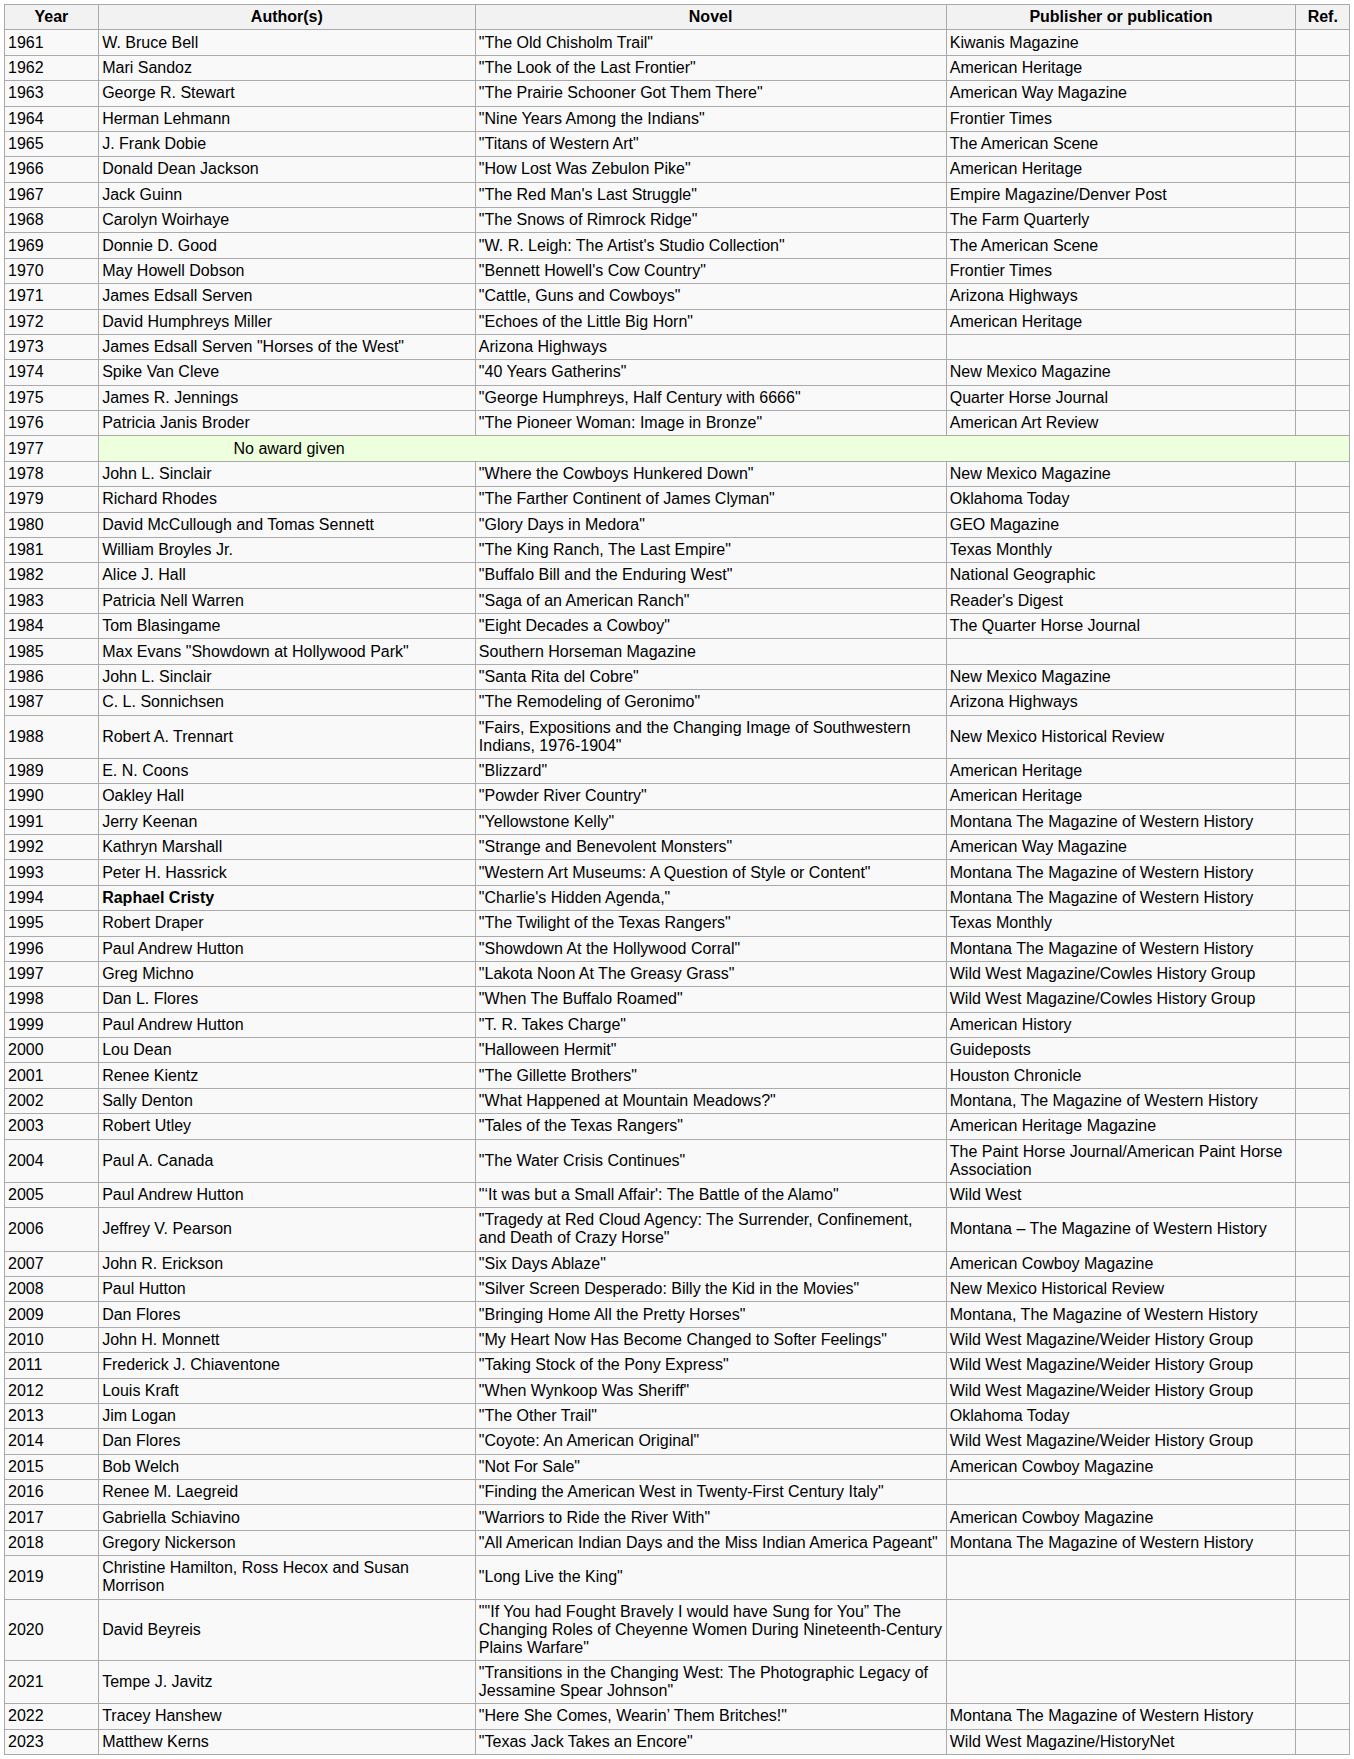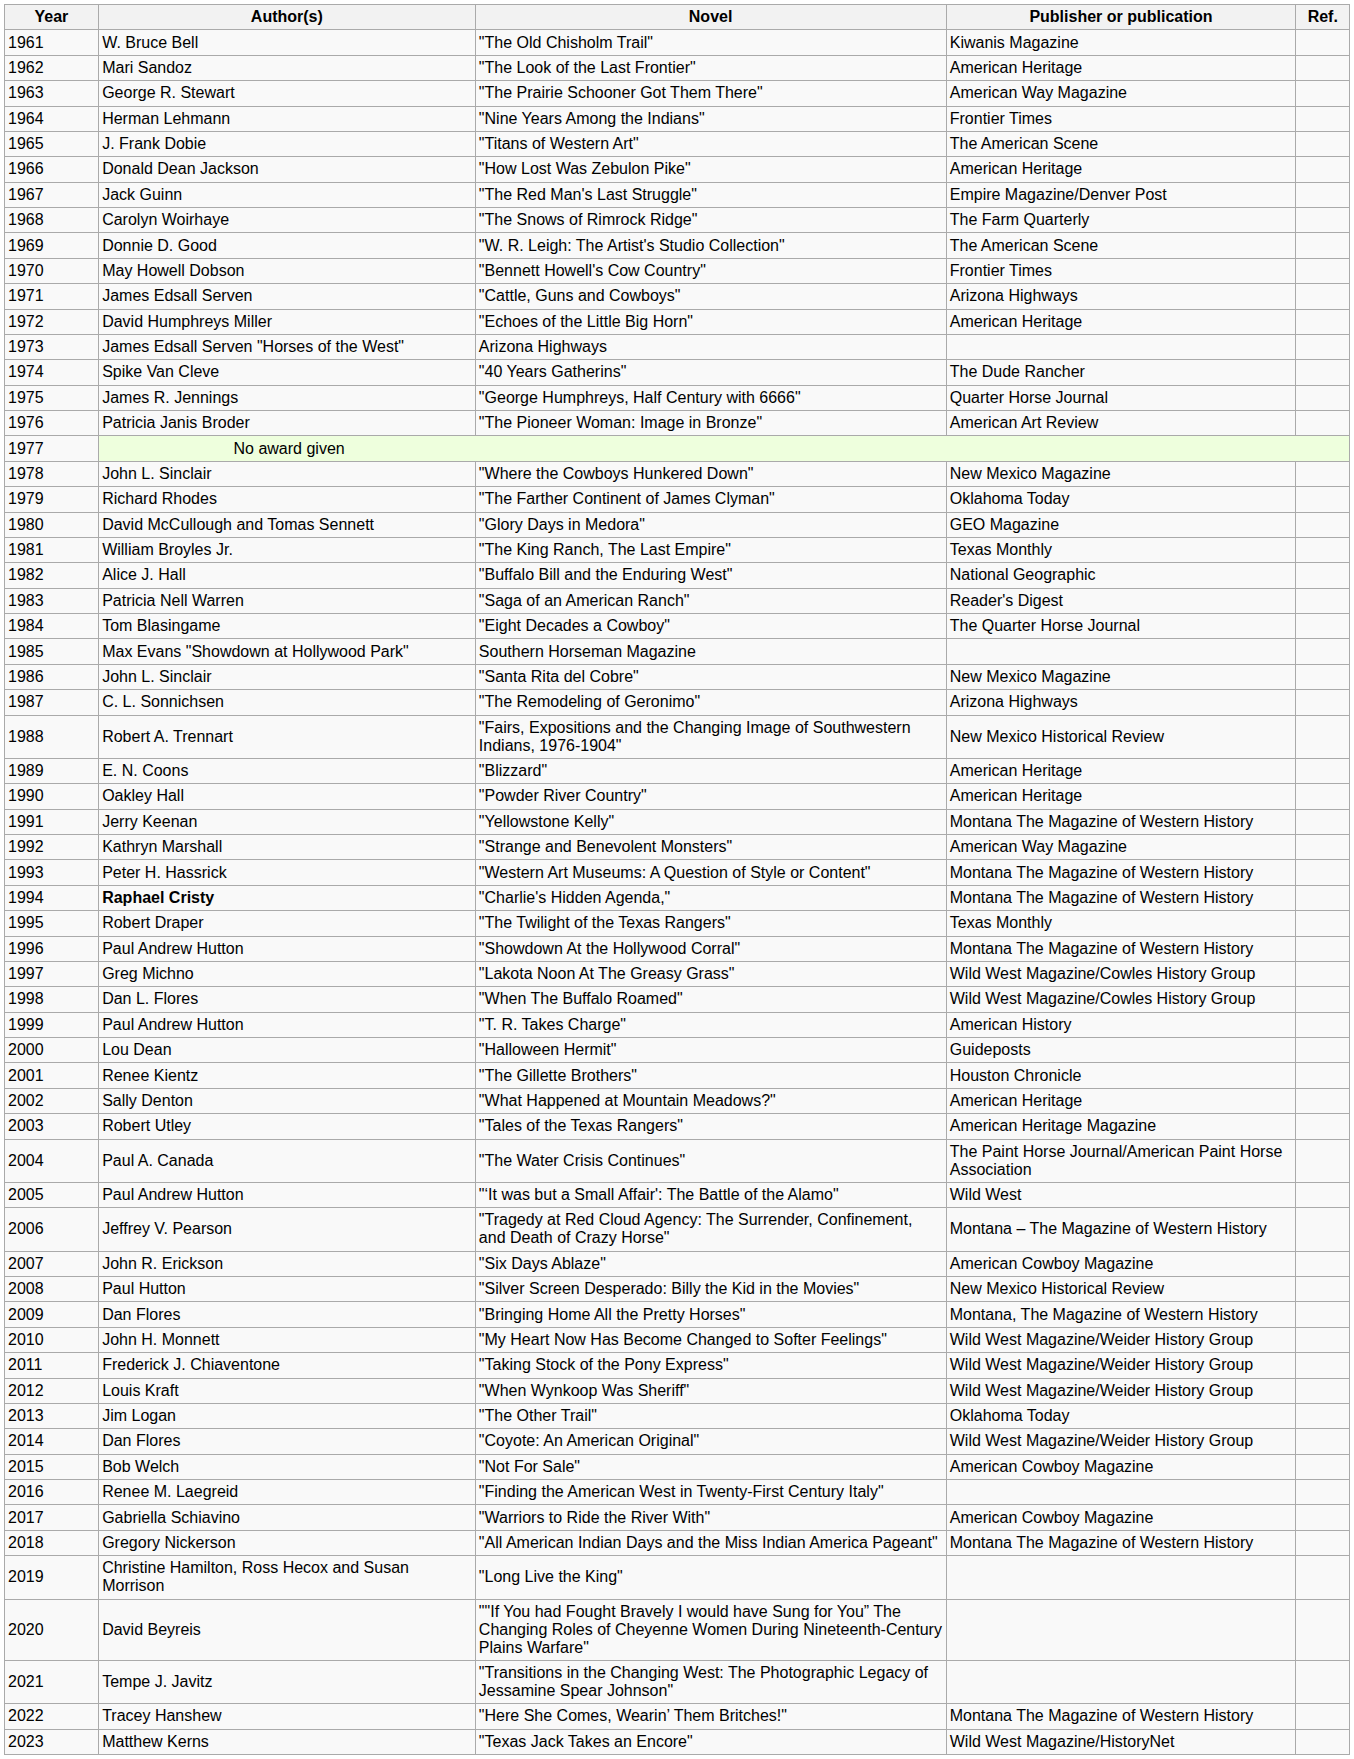(1030, 372) New Mexico Magazine -> (1017, 372) The Dude Rancher
(1104, 1100) Montana, The Magazine of Western History -> (1016, 1100) American Heritage
